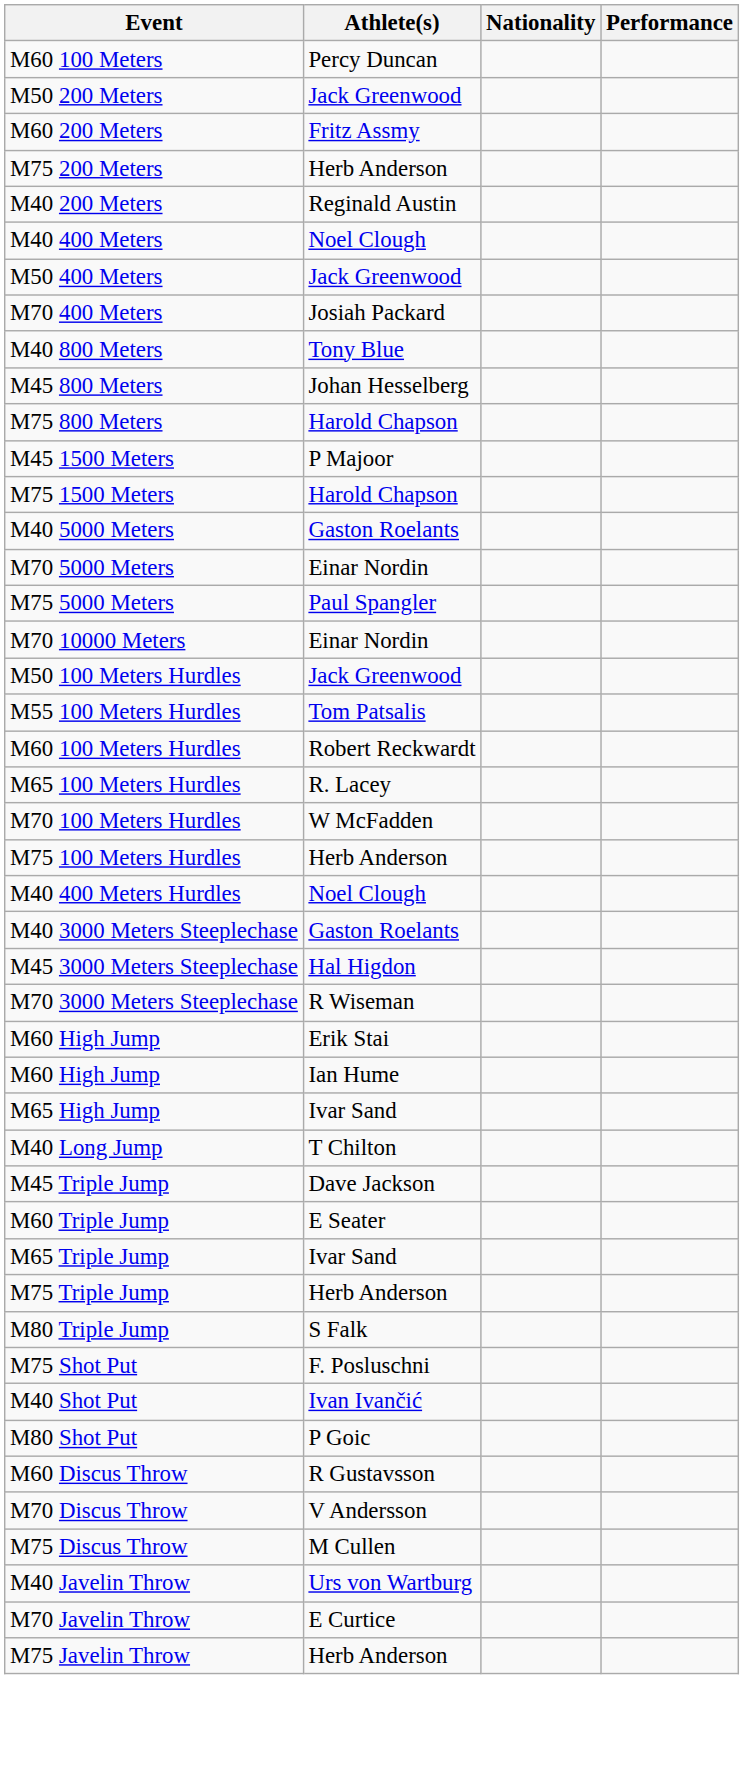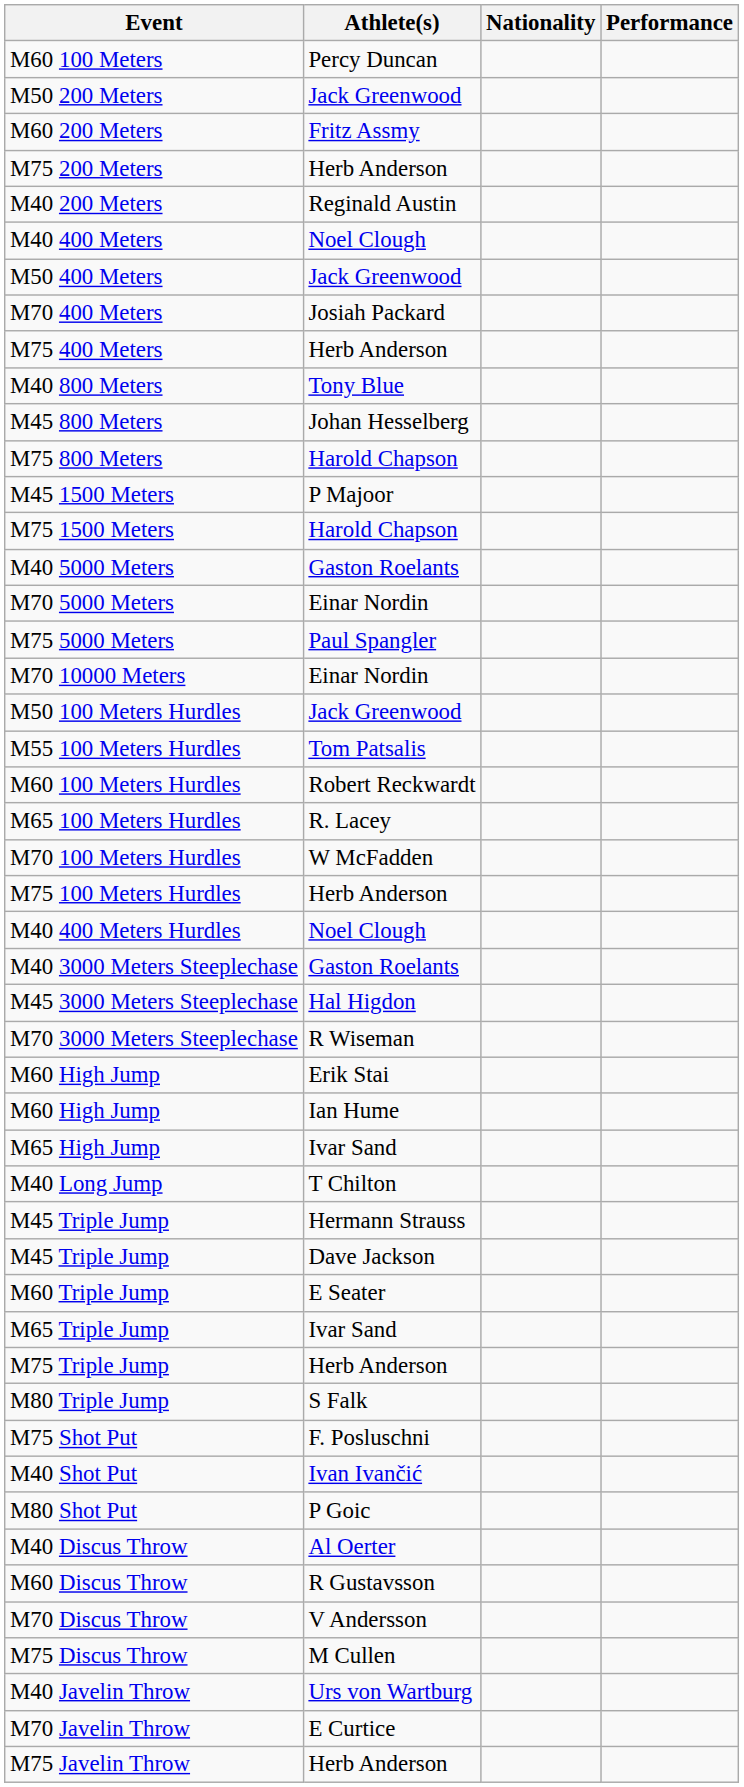+ row: (86, 349)
+ row: (89, 1220)
+ row: (99, 1546)
